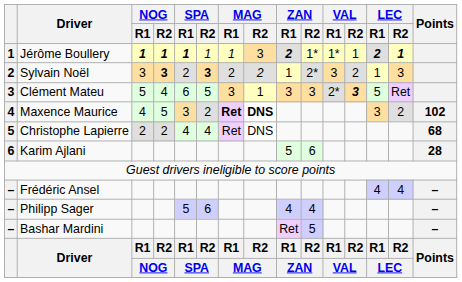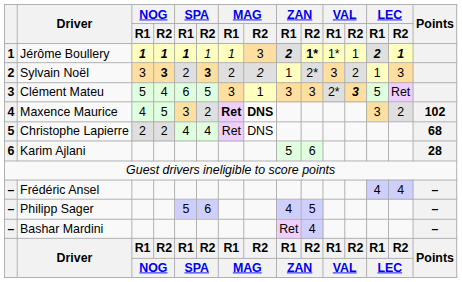(312, 53) normal -> (312, 53) bold
(312, 209) 4 -> (312, 209) 5
(312, 228) 5 -> (312, 228) 4
